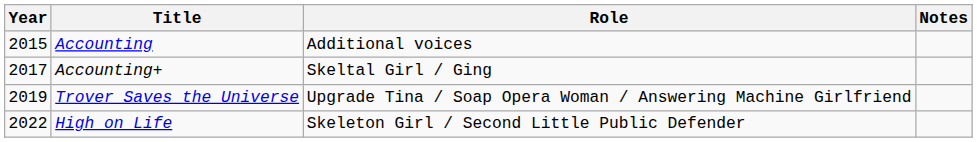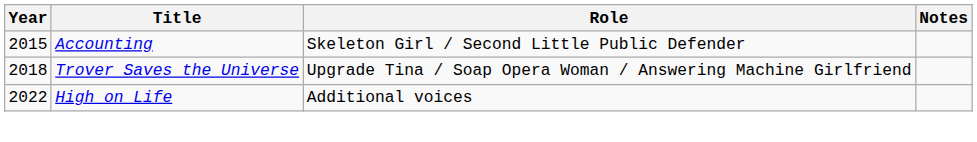(390, 44) Additional voices -> (526, 44) Skeleton Girl / Second Little Public Defender
- row: (109, 71)
(28, 97) 2019 -> (28, 71) 2018
(526, 124) Skeleton Girl / Second Little Public Defender -> (390, 97) Additional voices
